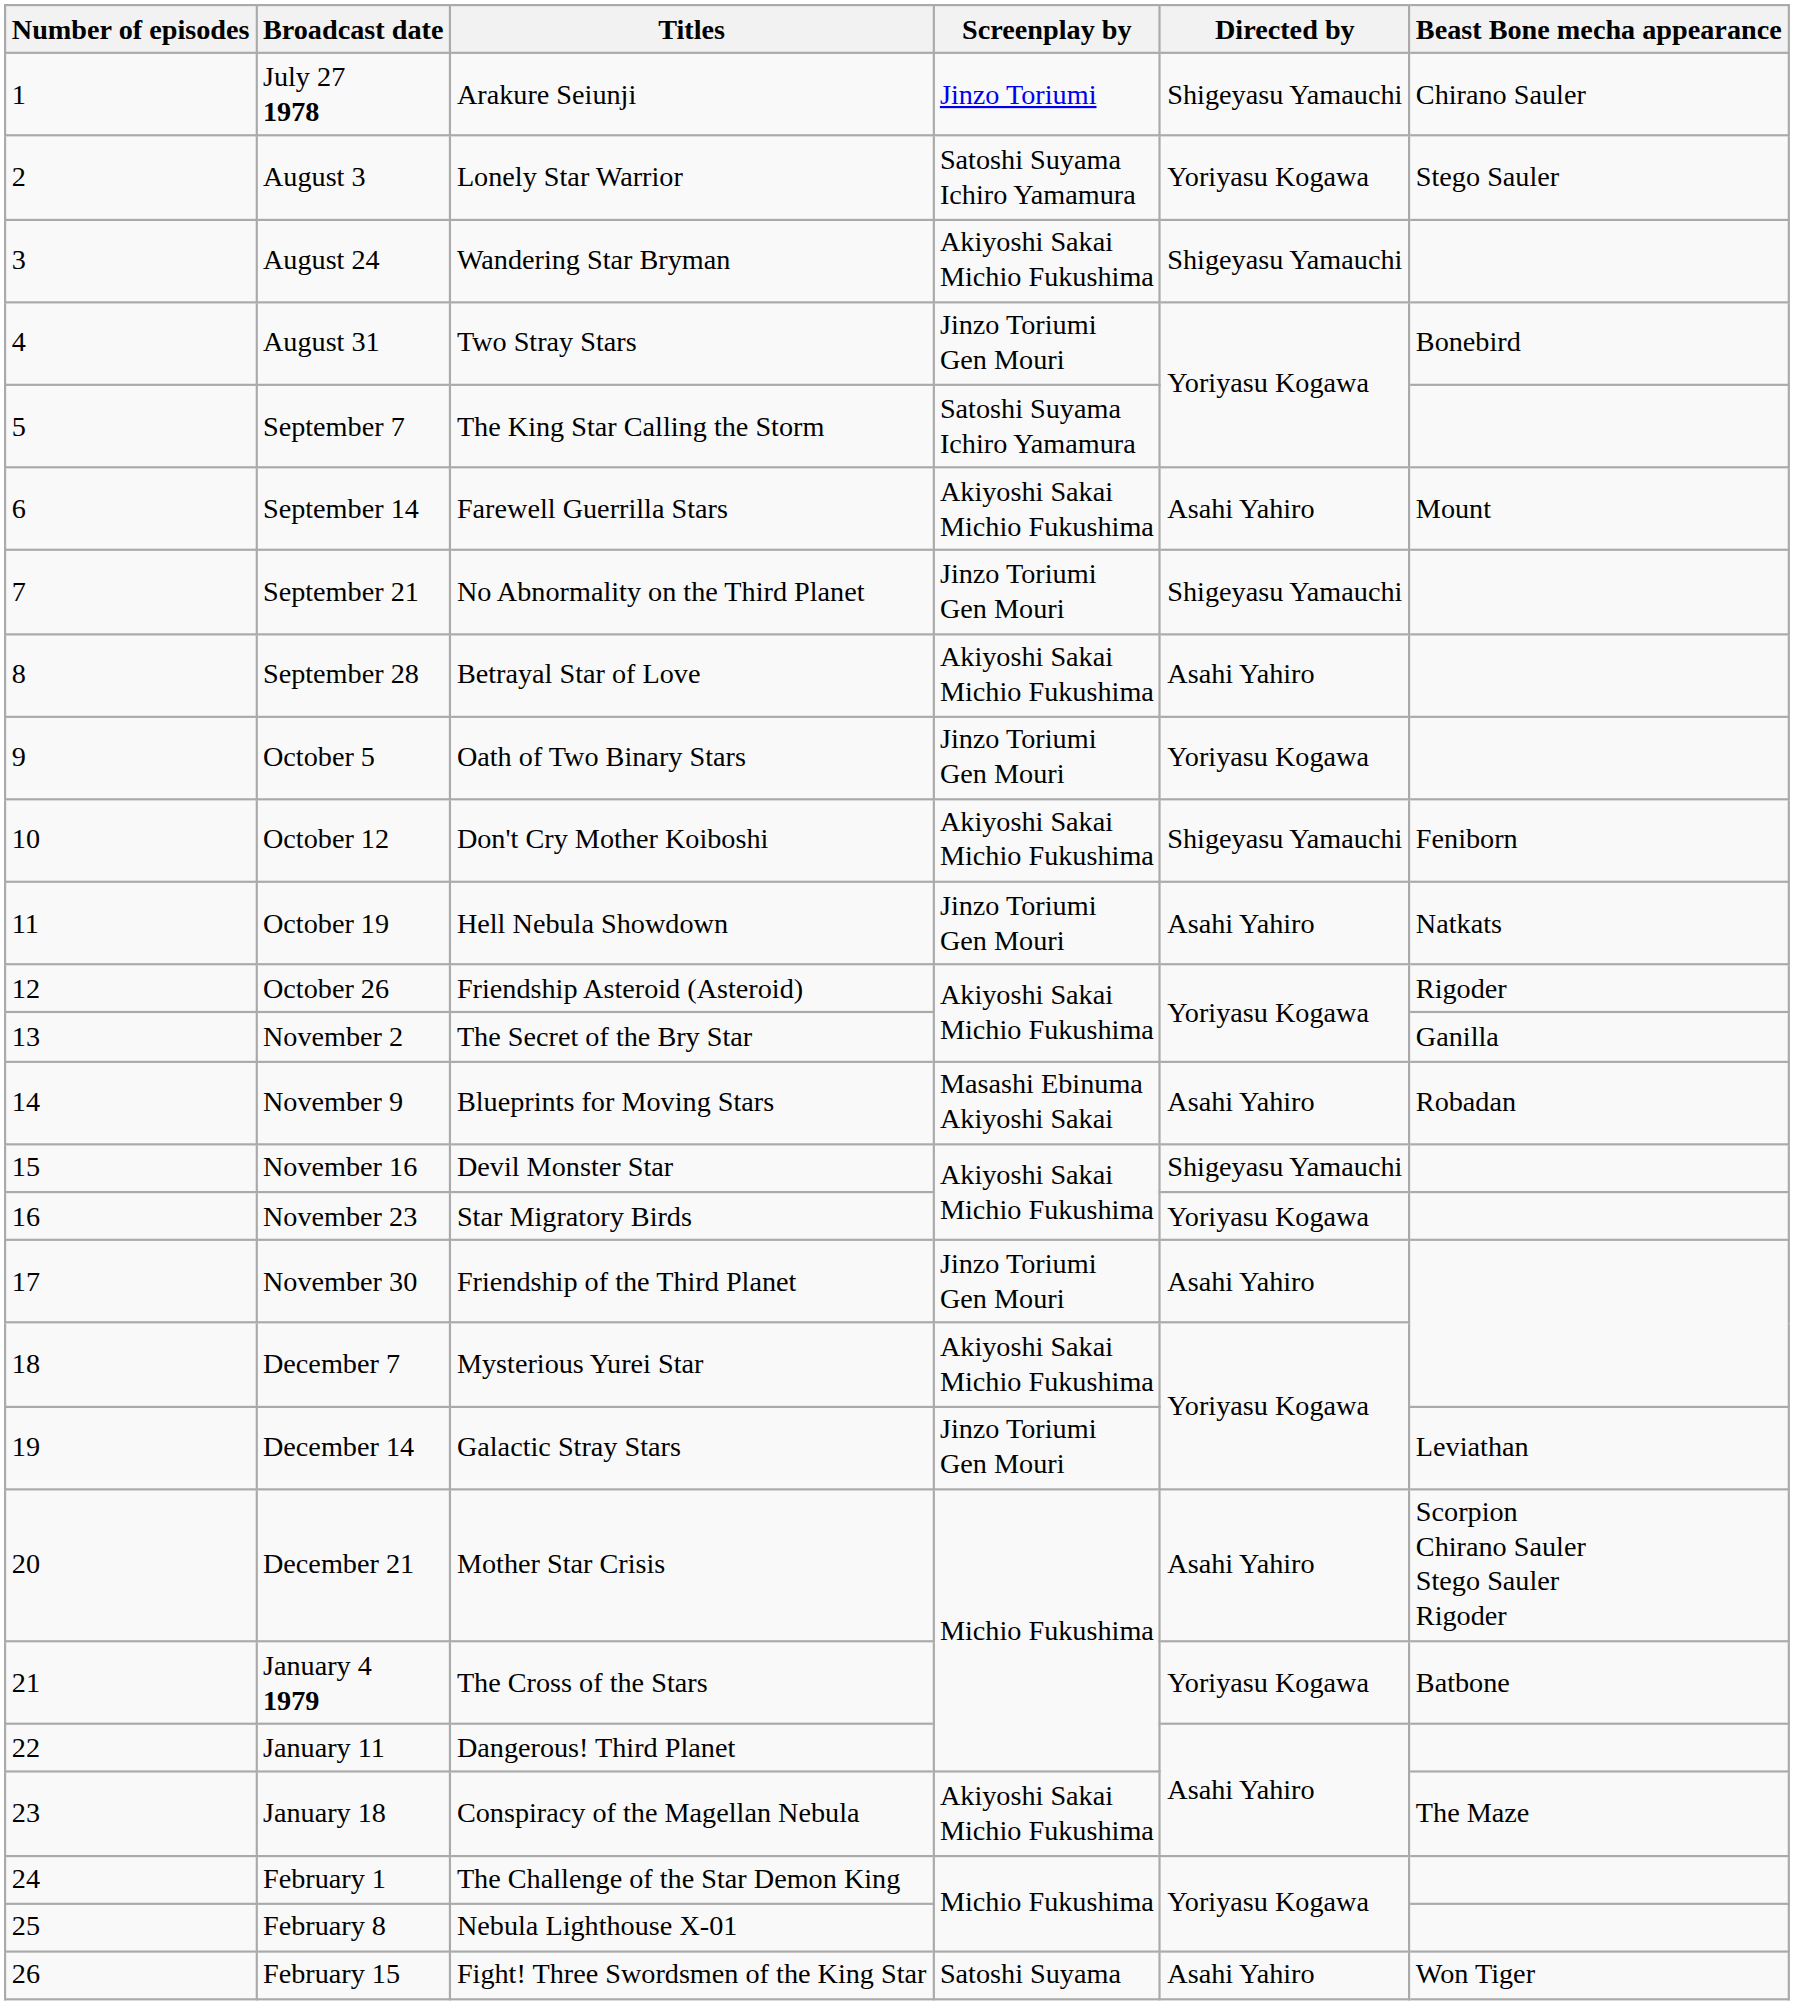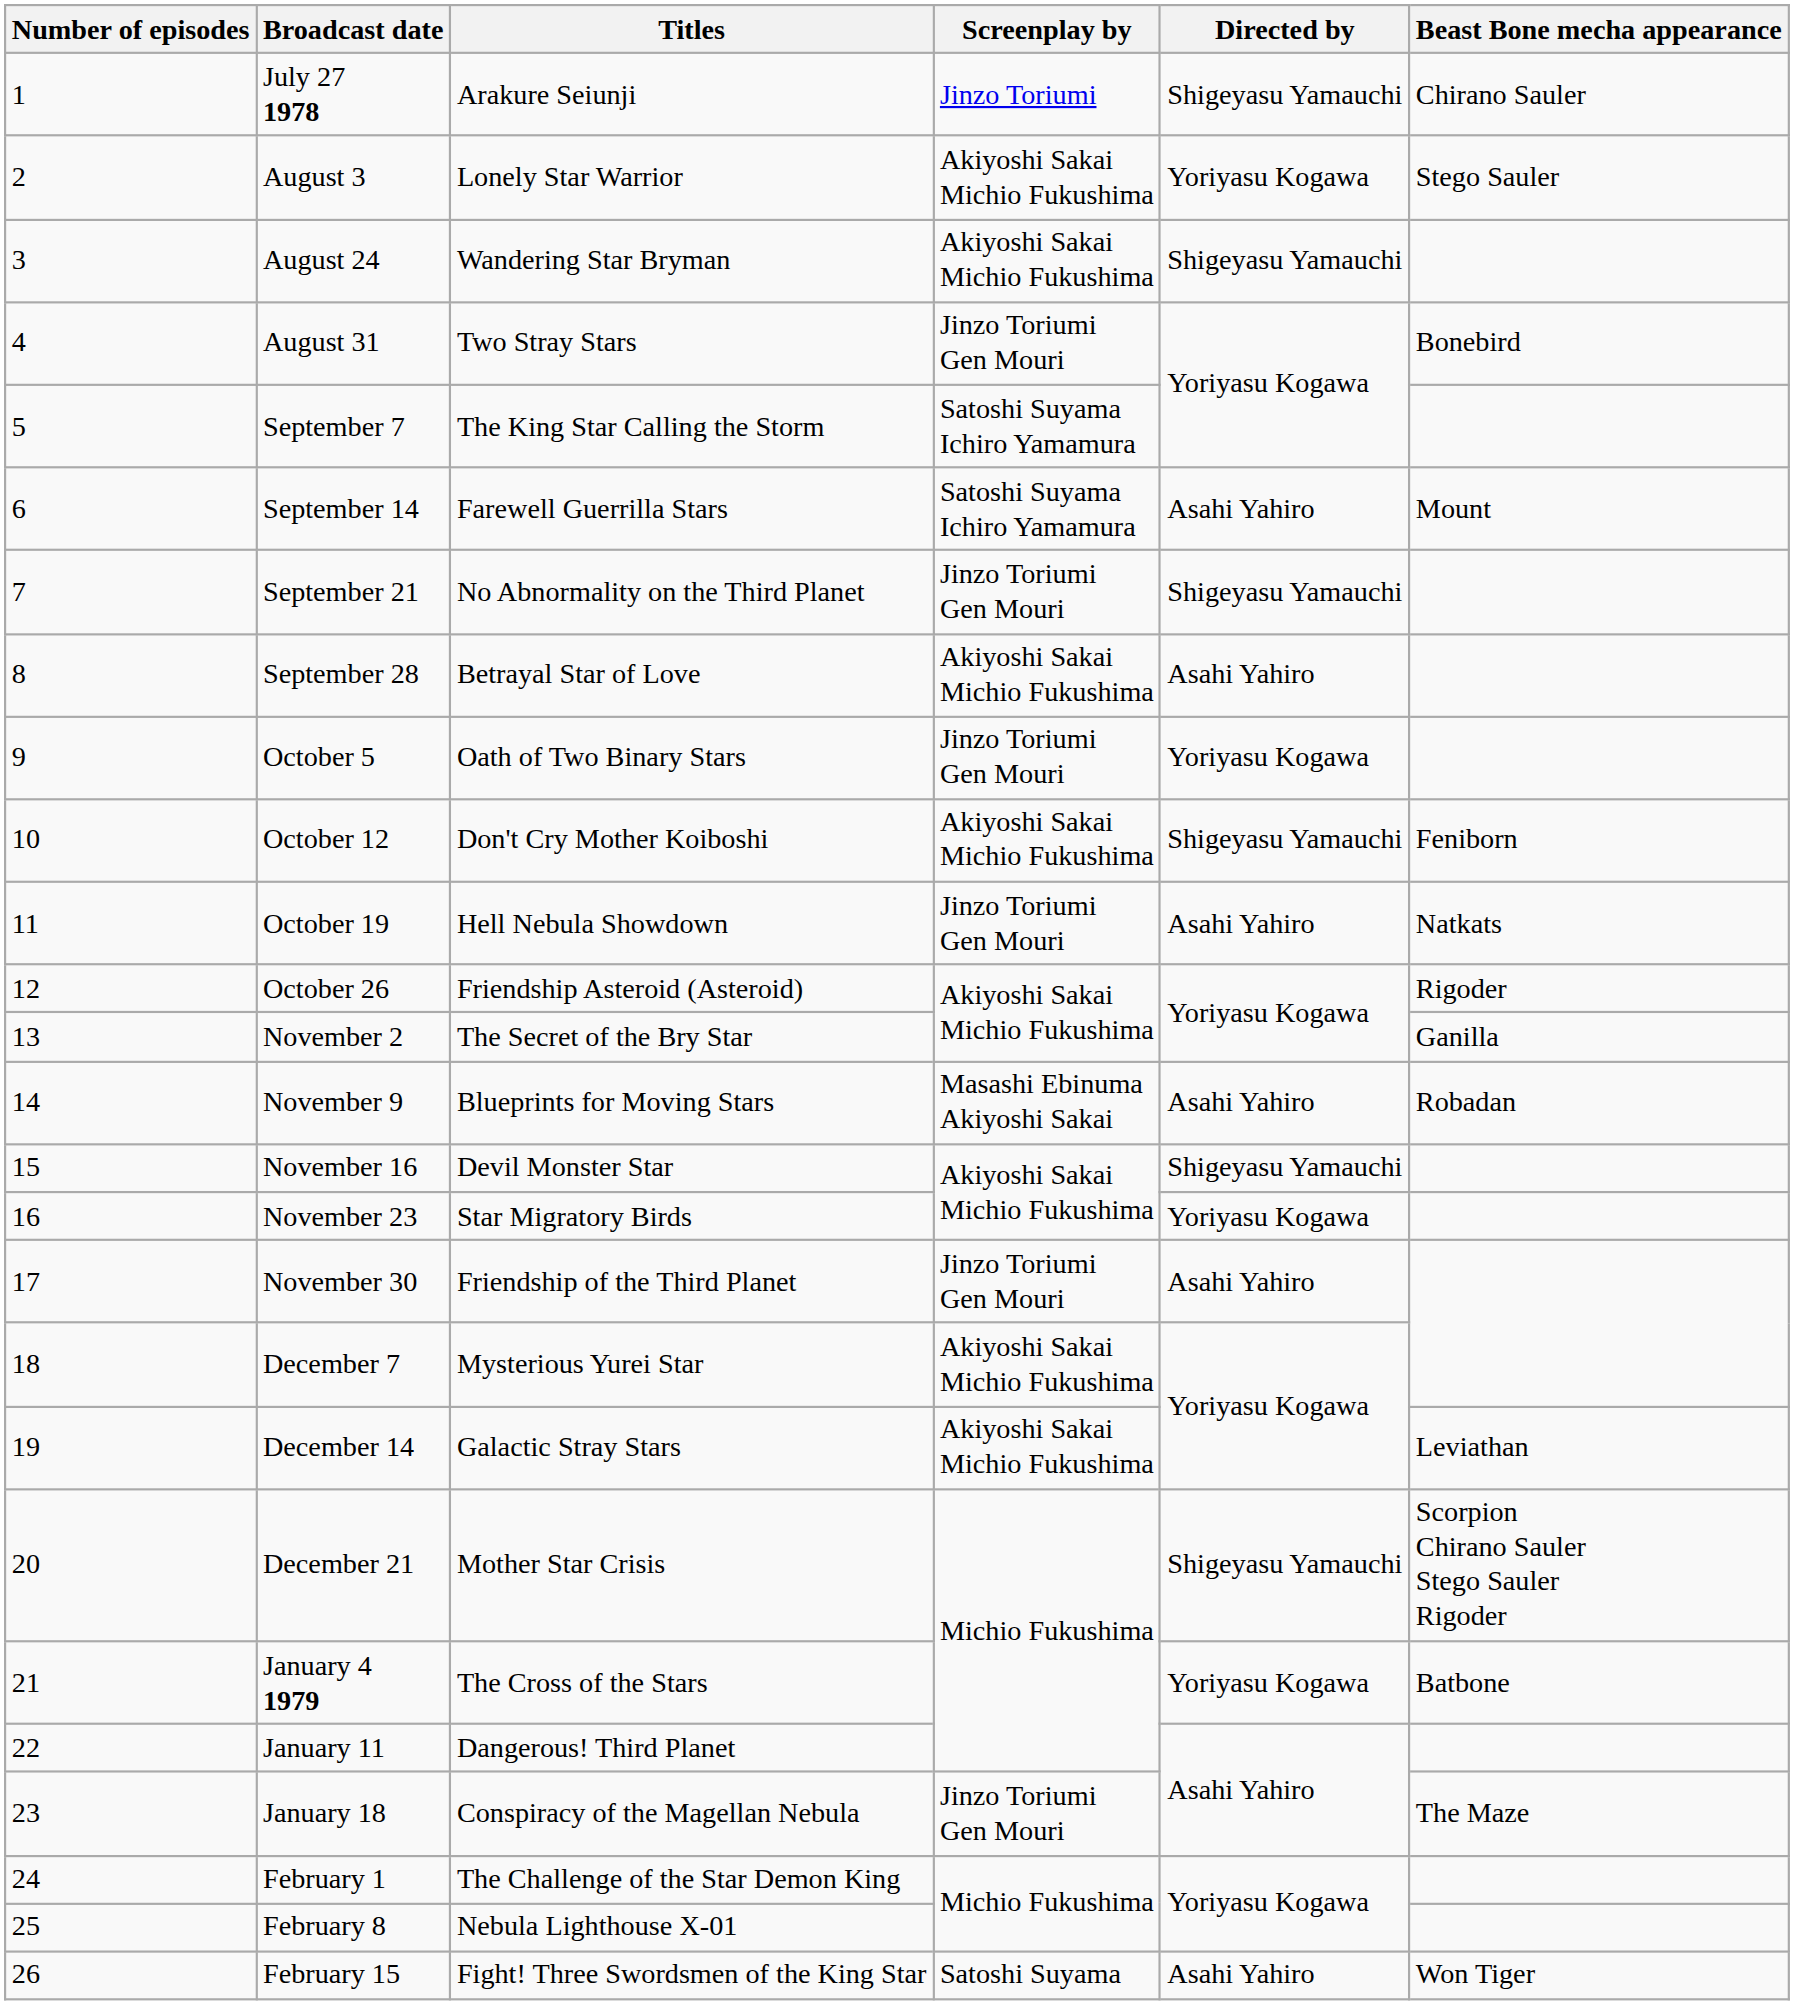(1038, 176) Satoshi Suyama Ichiro Yamamura -> (1047, 176) Akiyoshi Sakai Michio Fukushima
(1047, 508) Akiyoshi Sakai Michio Fukushima -> (1038, 508) Satoshi Suyama Ichiro Yamamura
(1018, 1446) Jinzo Toriumi Gen Mouri -> (1047, 1446) Akiyoshi Sakai Michio Fukushima
(1241, 1564) Asahi Yahiro -> (1285, 1564) Shigeyasu Yamauchi
(1047, 1812) Akiyoshi Sakai Michio Fukushima -> (1018, 1812) Jinzo Toriumi Gen Mouri
